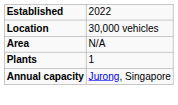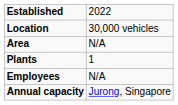+ row: (33, 76)
